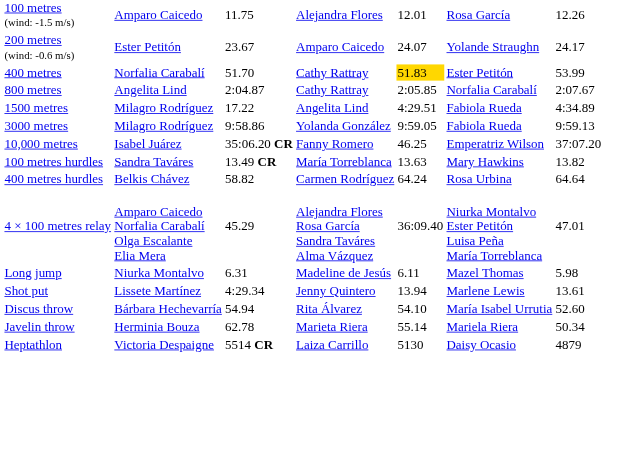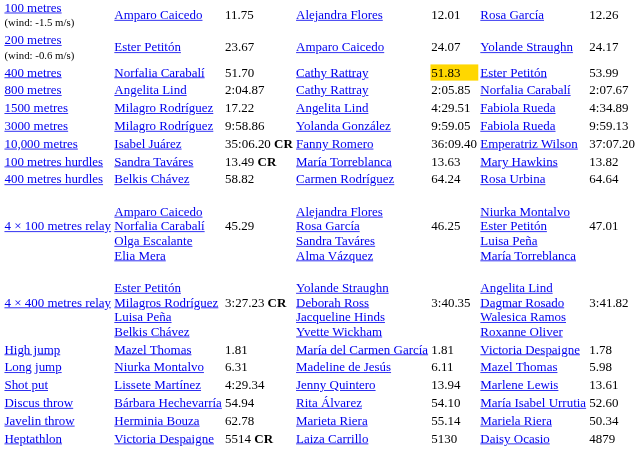(412, 143) 46.25 -> (454, 143) 36:09.40
(420, 226) 36:09.40 -> (446, 226) 46.25
+ row: (58, 302)
+ row: (32, 349)
